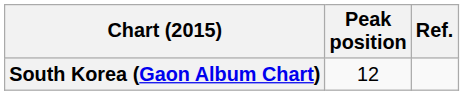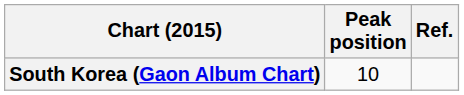(368, 74) 12 -> (368, 74) 10
